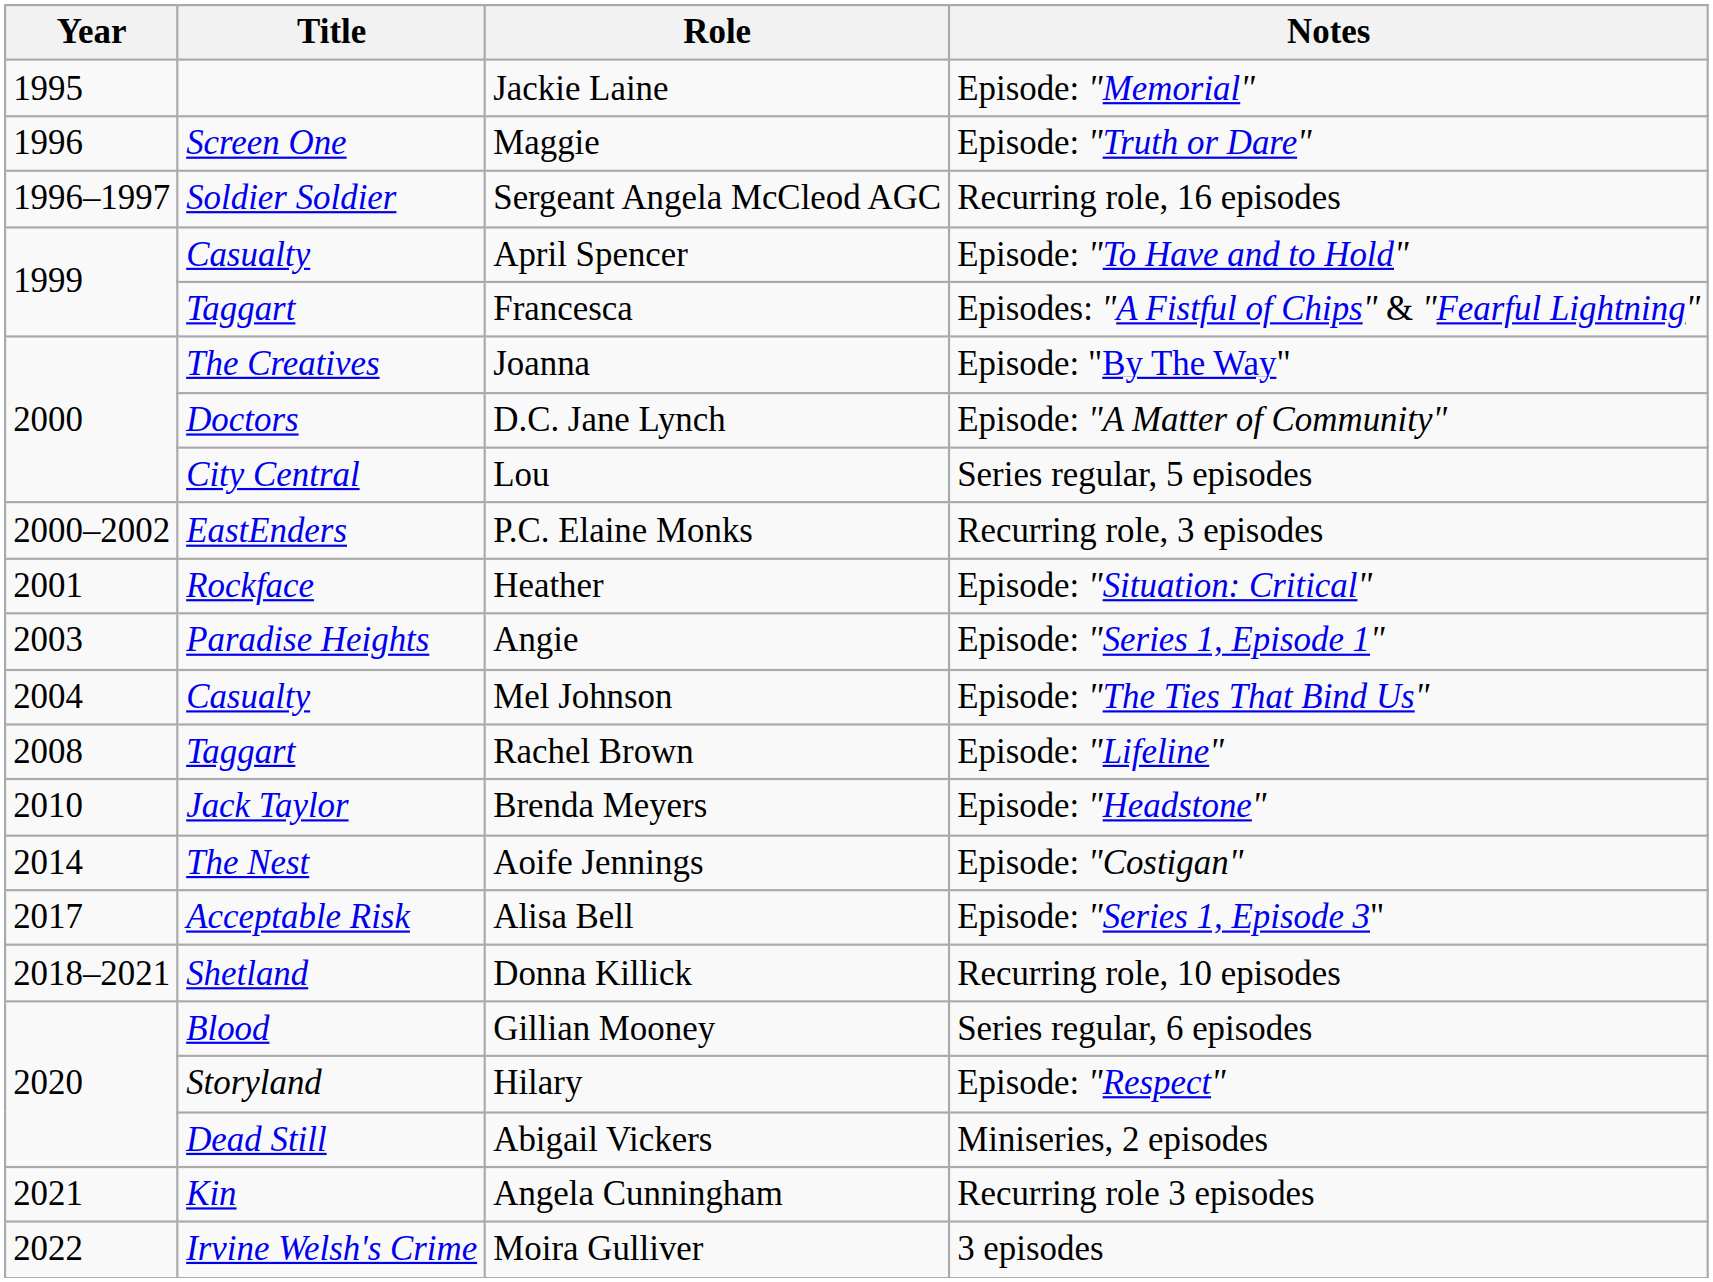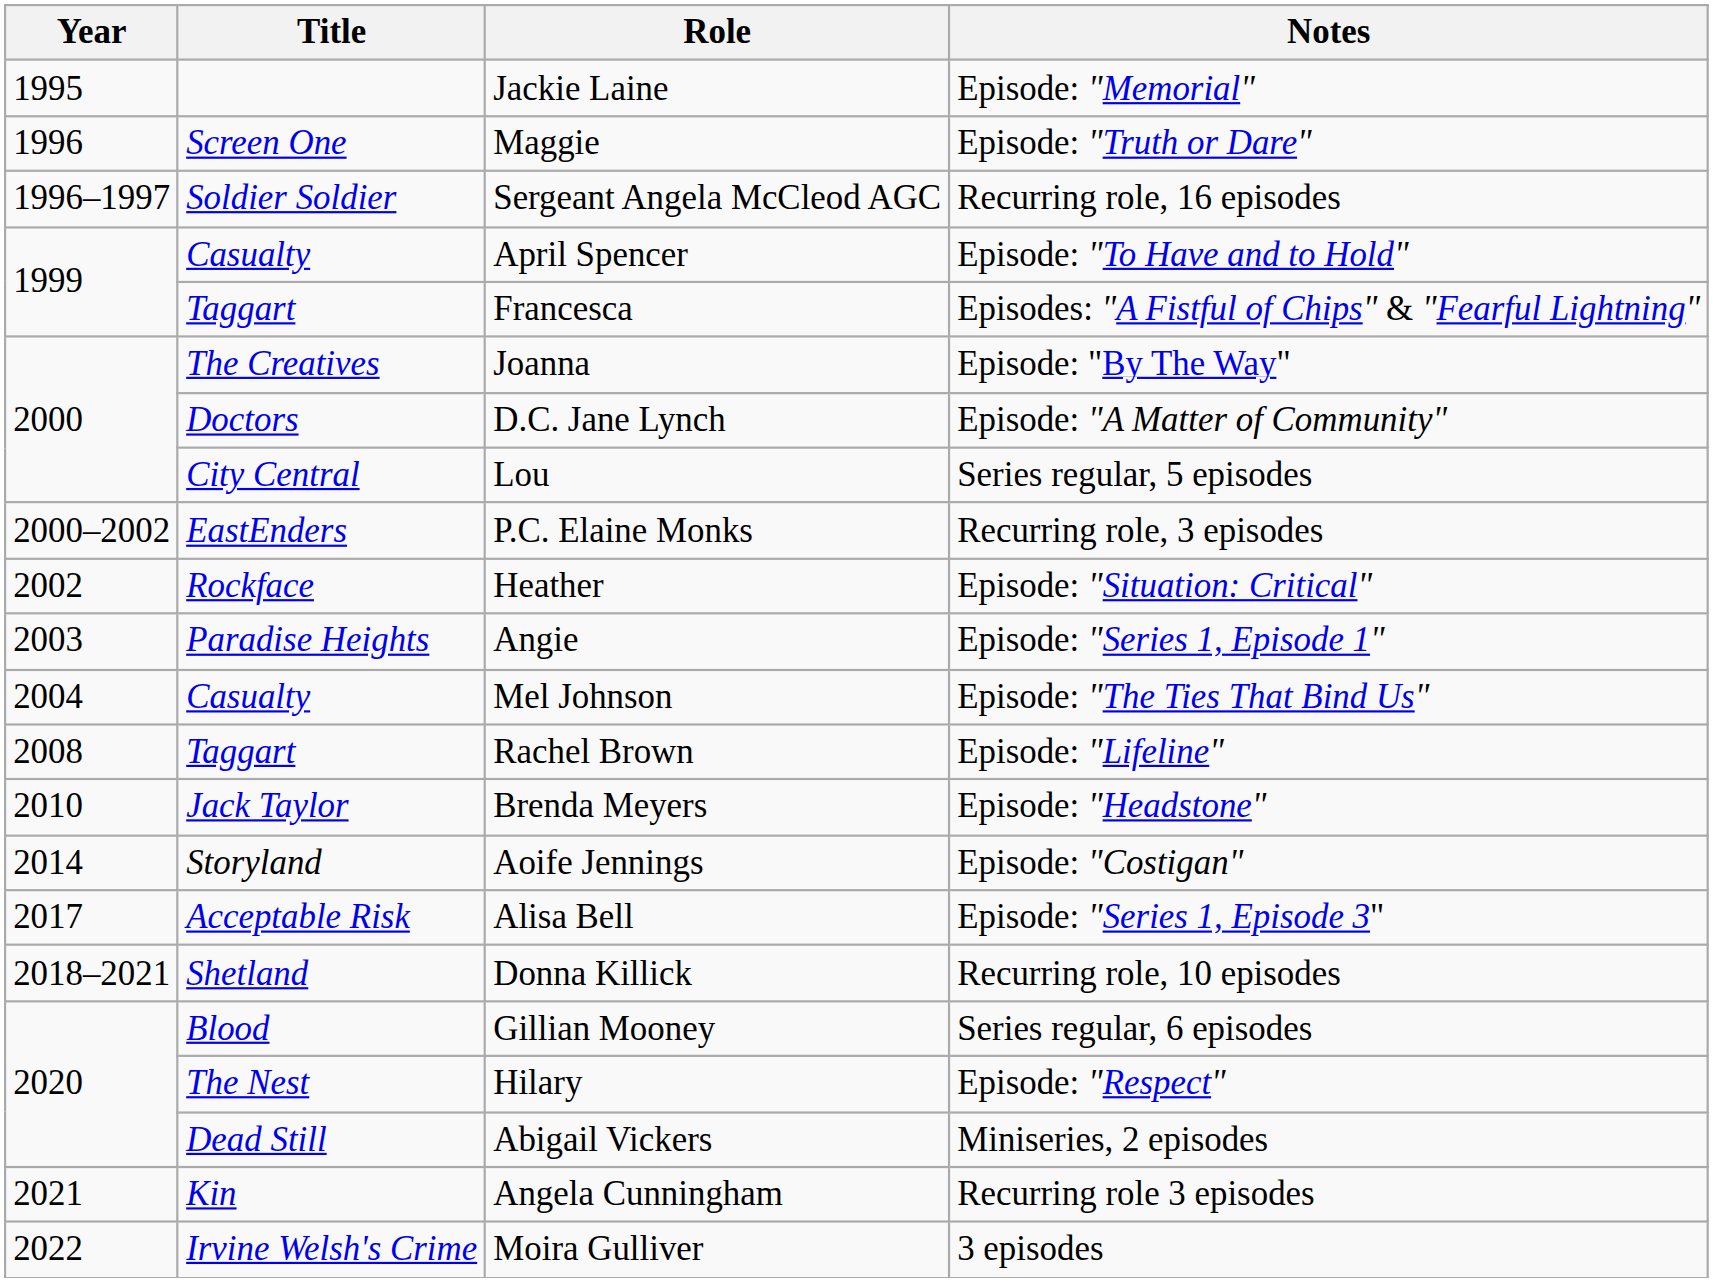(48, 585) 2001 -> (48, 585) 2002
(248, 861) The Nest -> (254, 861) Storyland
(254, 1083) Storyland -> (248, 1083) The Nest
